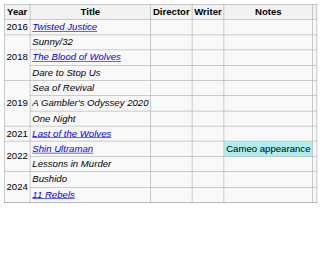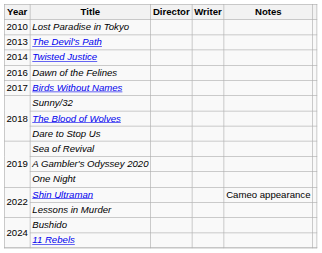+ row: (81, 27)
+ row: (67, 42)
(17, 27) 2016 -> (17, 57) 2014
+ row: (75, 73)
+ row: (77, 88)
- row: (72, 133)
(268, 149) paleturquoise background -> (268, 194) no background
